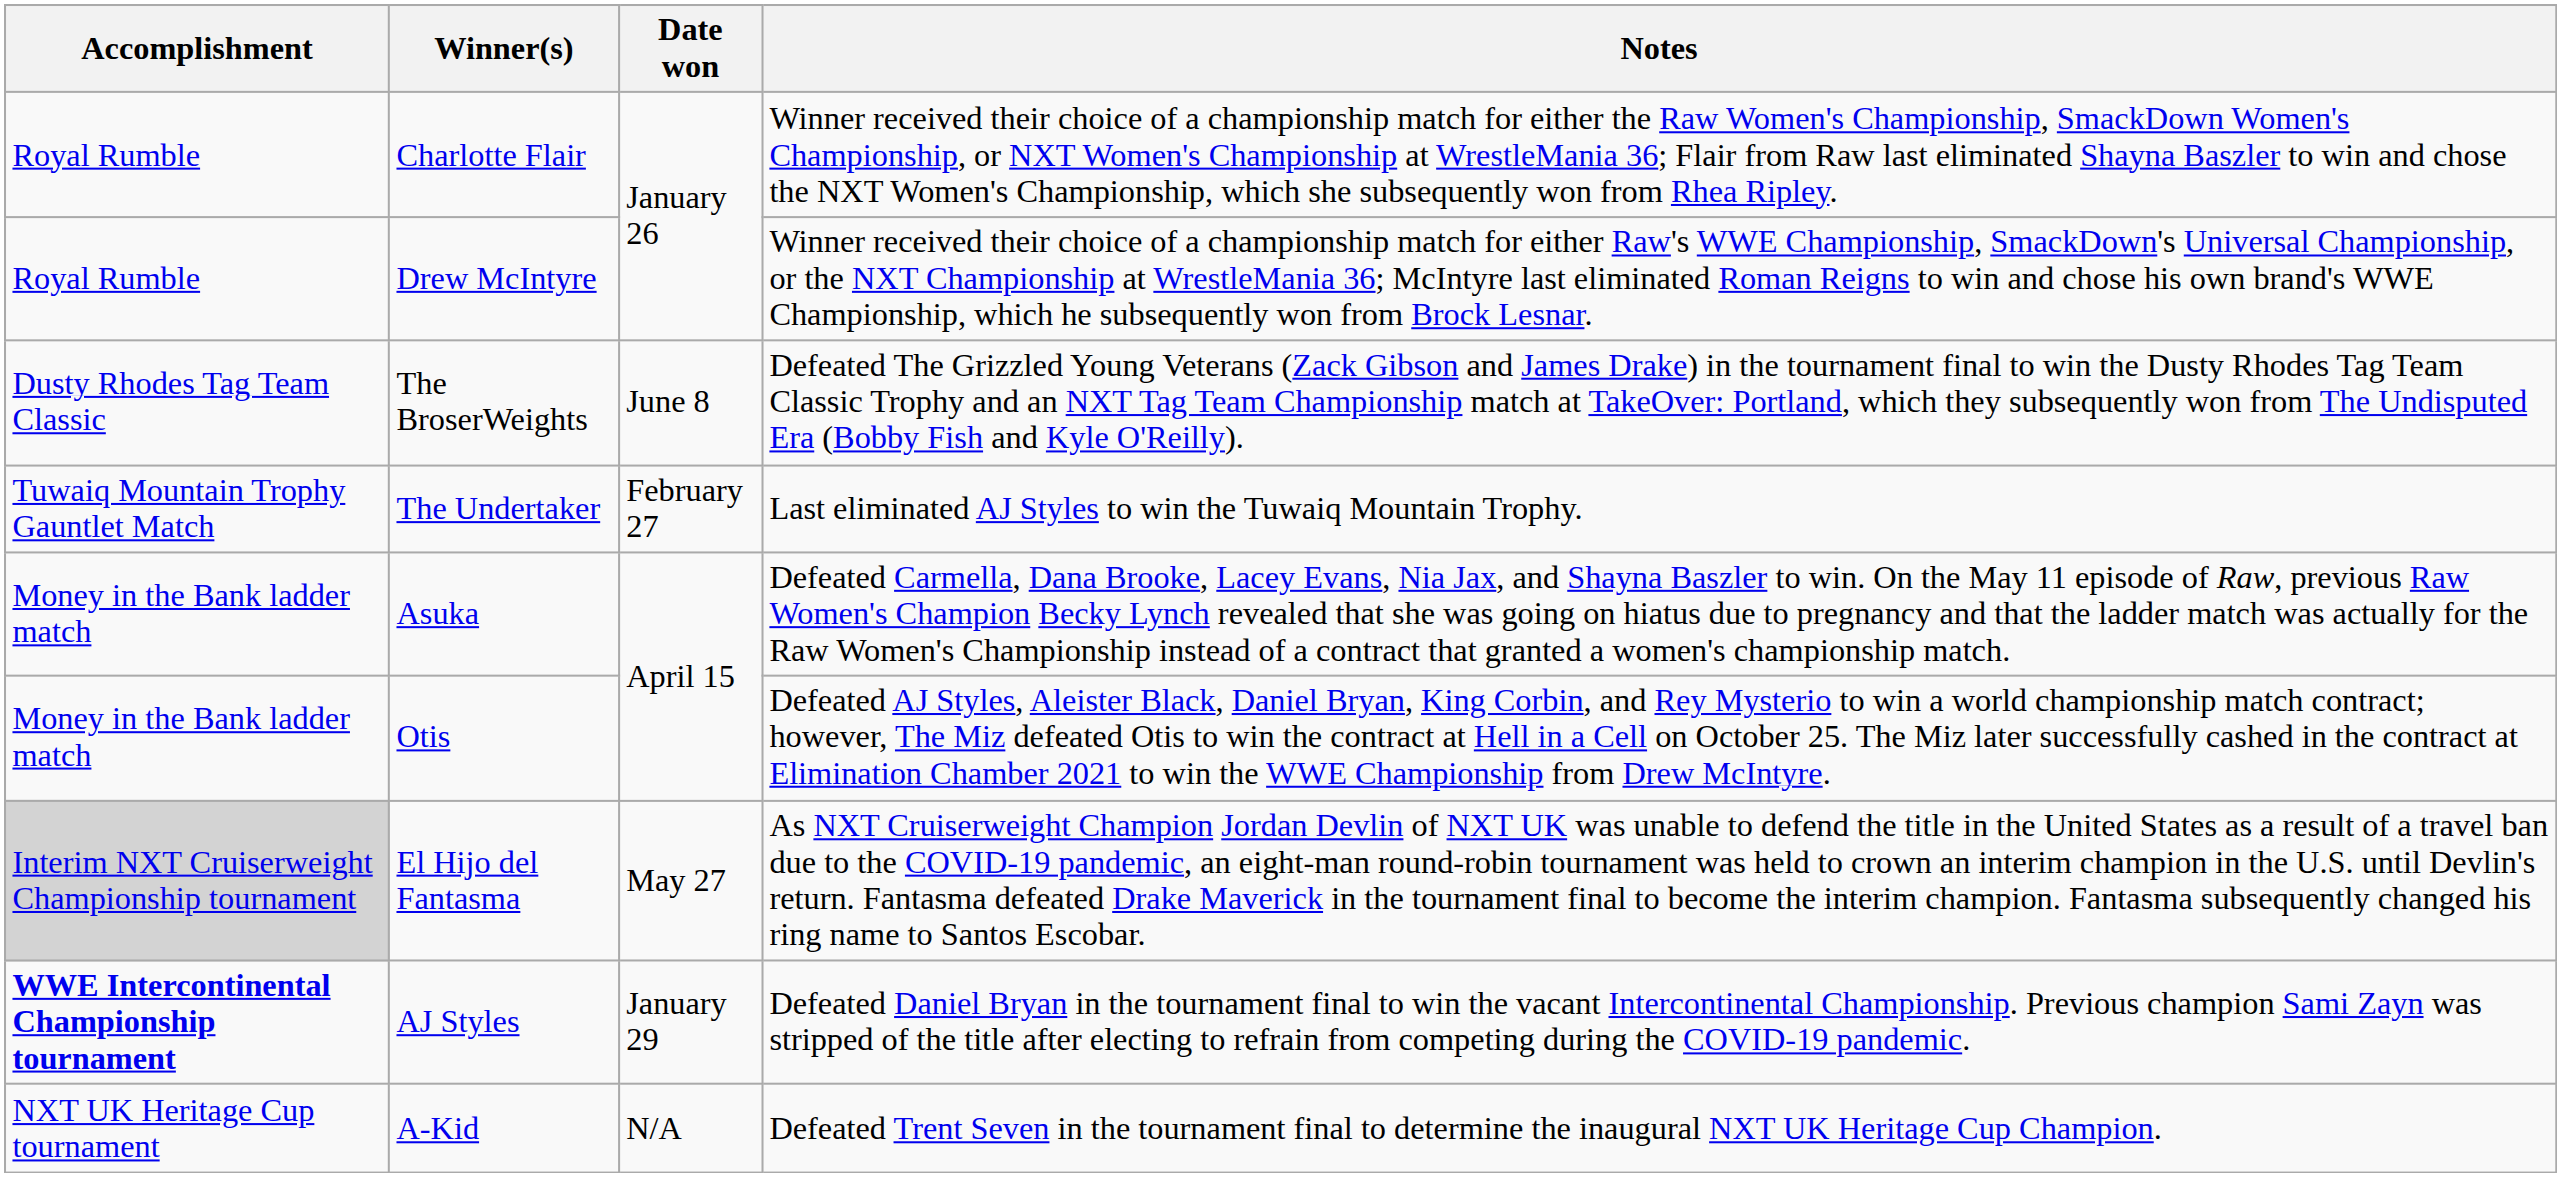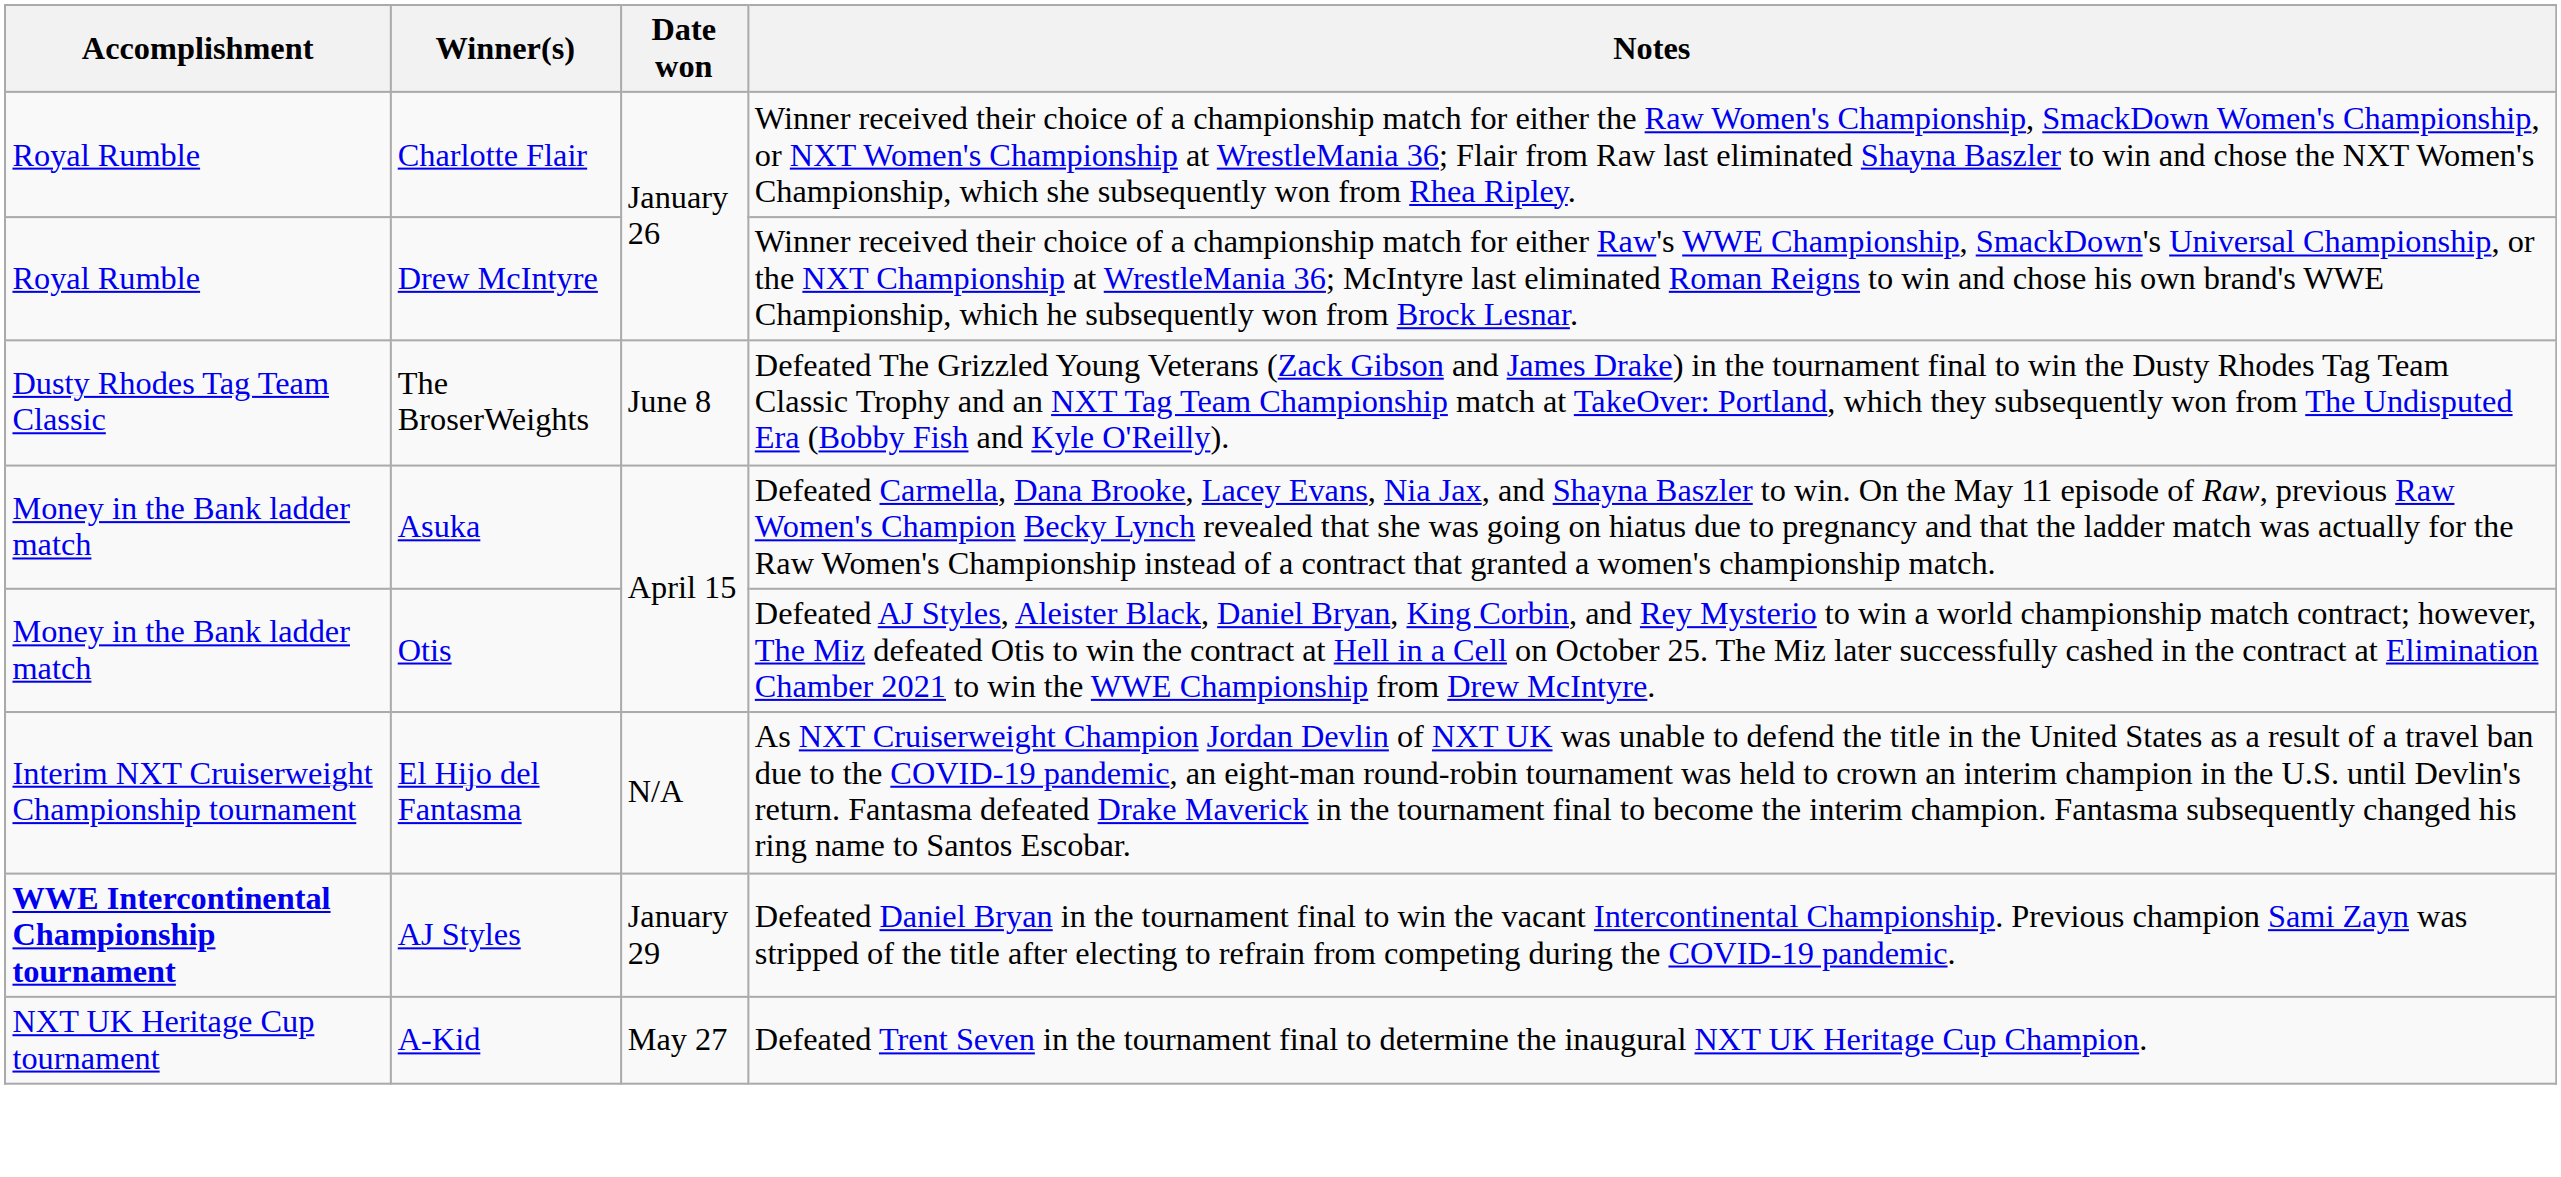- row: (498, 507)
(193, 879) lightgrey background -> (193, 792) no background
(676, 879) May 27 -> (656, 792) N/A
(654, 1127) N/A -> (678, 1040) May 27
